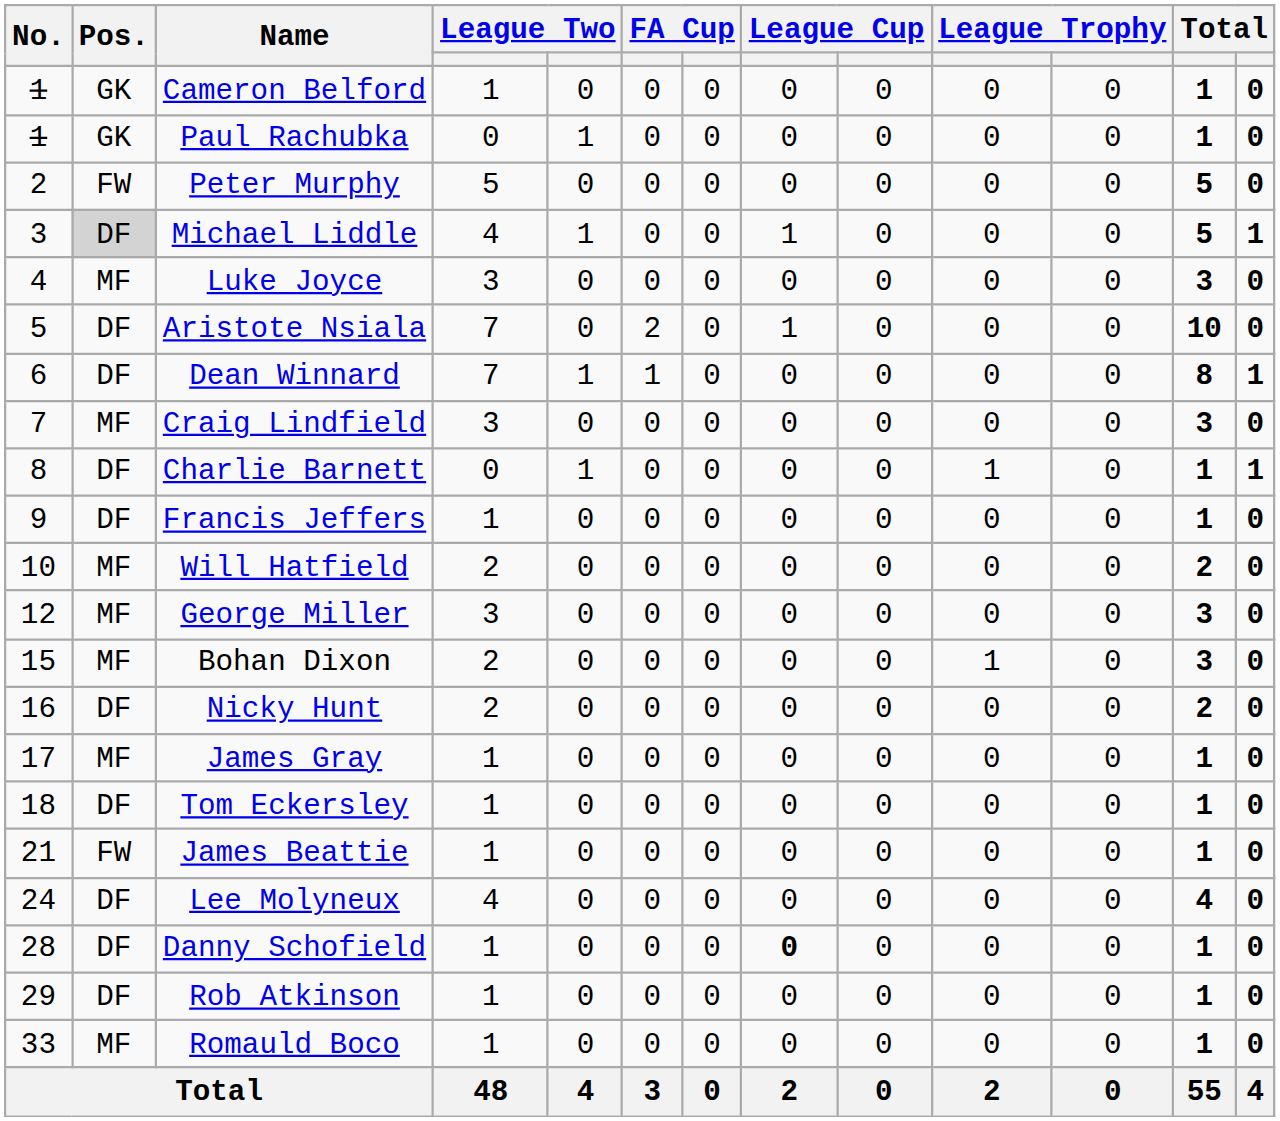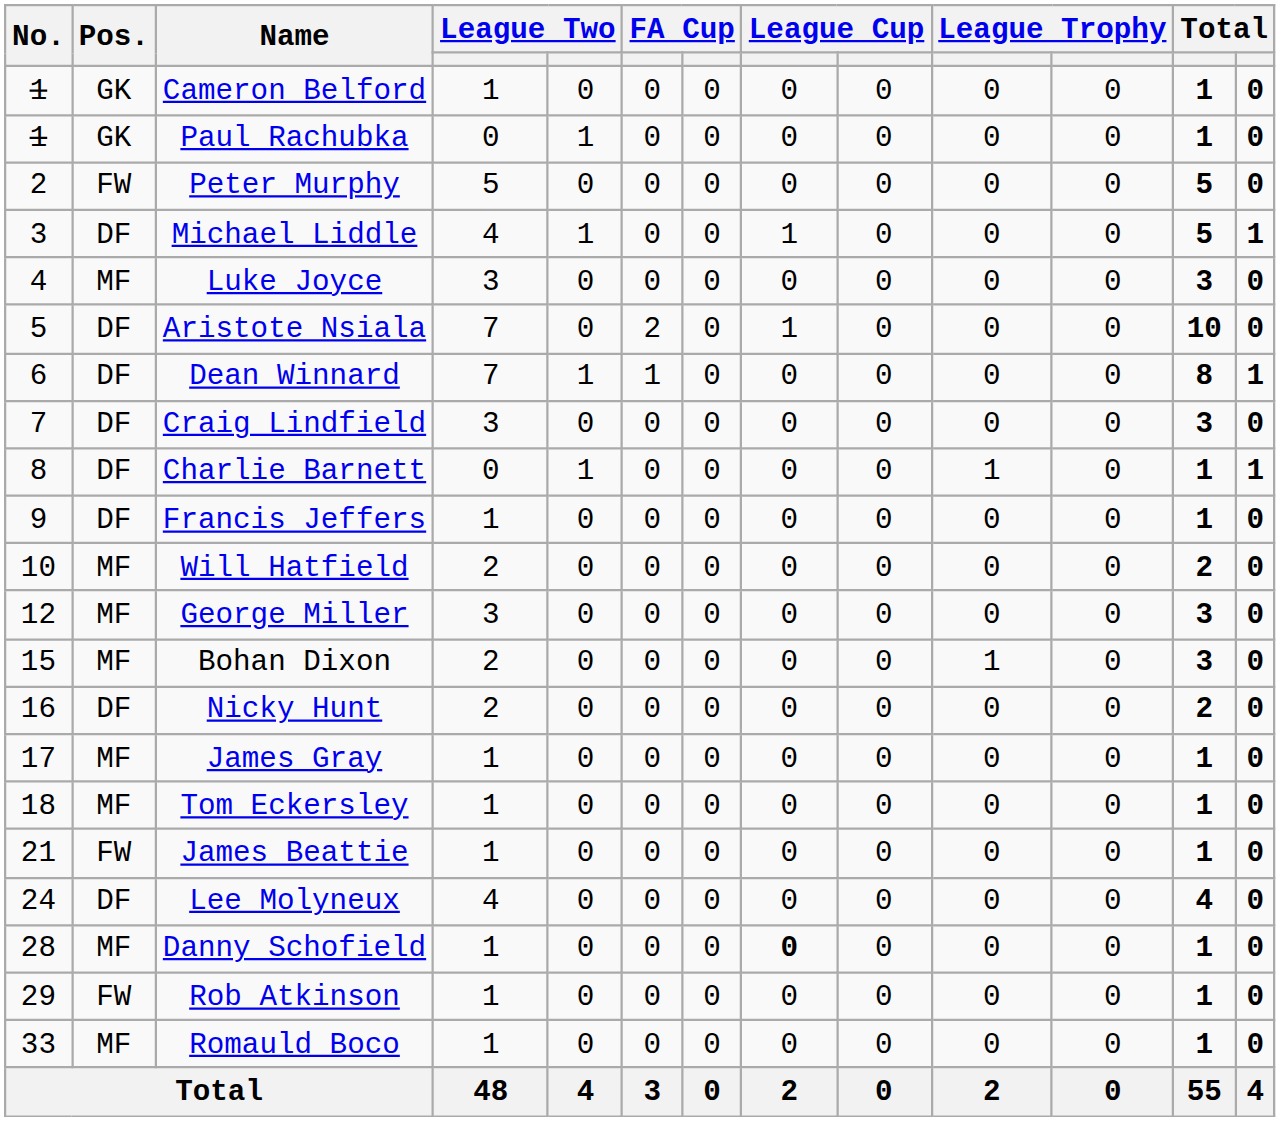(114, 234) lightgrey background -> (114, 234) no background
(114, 424) MF -> (114, 424) DF
(114, 806) DF -> (114, 806) MF
(114, 949) DF -> (114, 949) MF
(114, 996) DF -> (114, 996) FW
